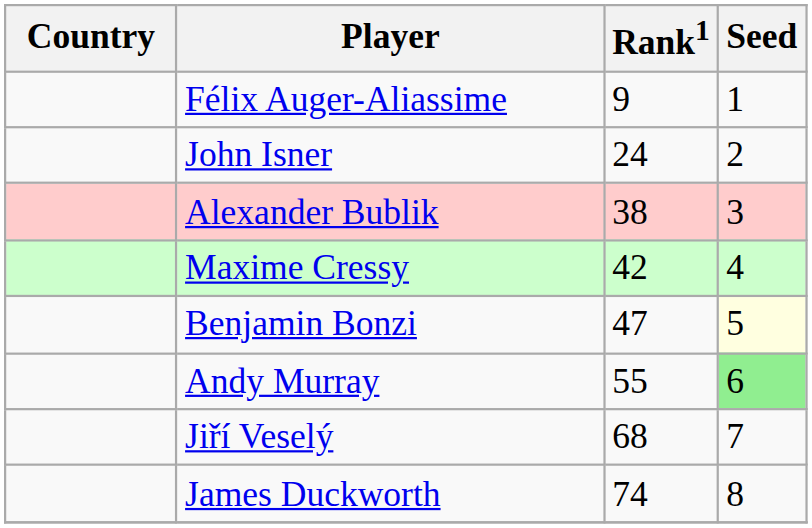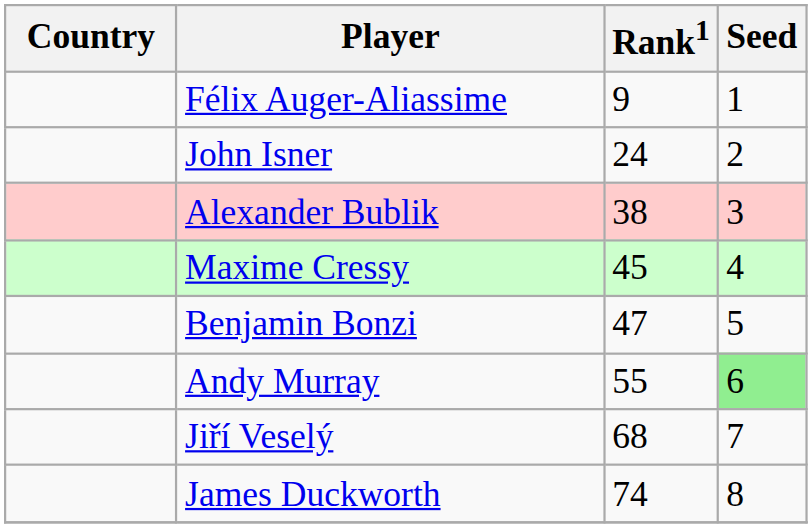(630, 267) 42 -> (630, 267) 45
(735, 323) lightyellow background -> (735, 323) no background
